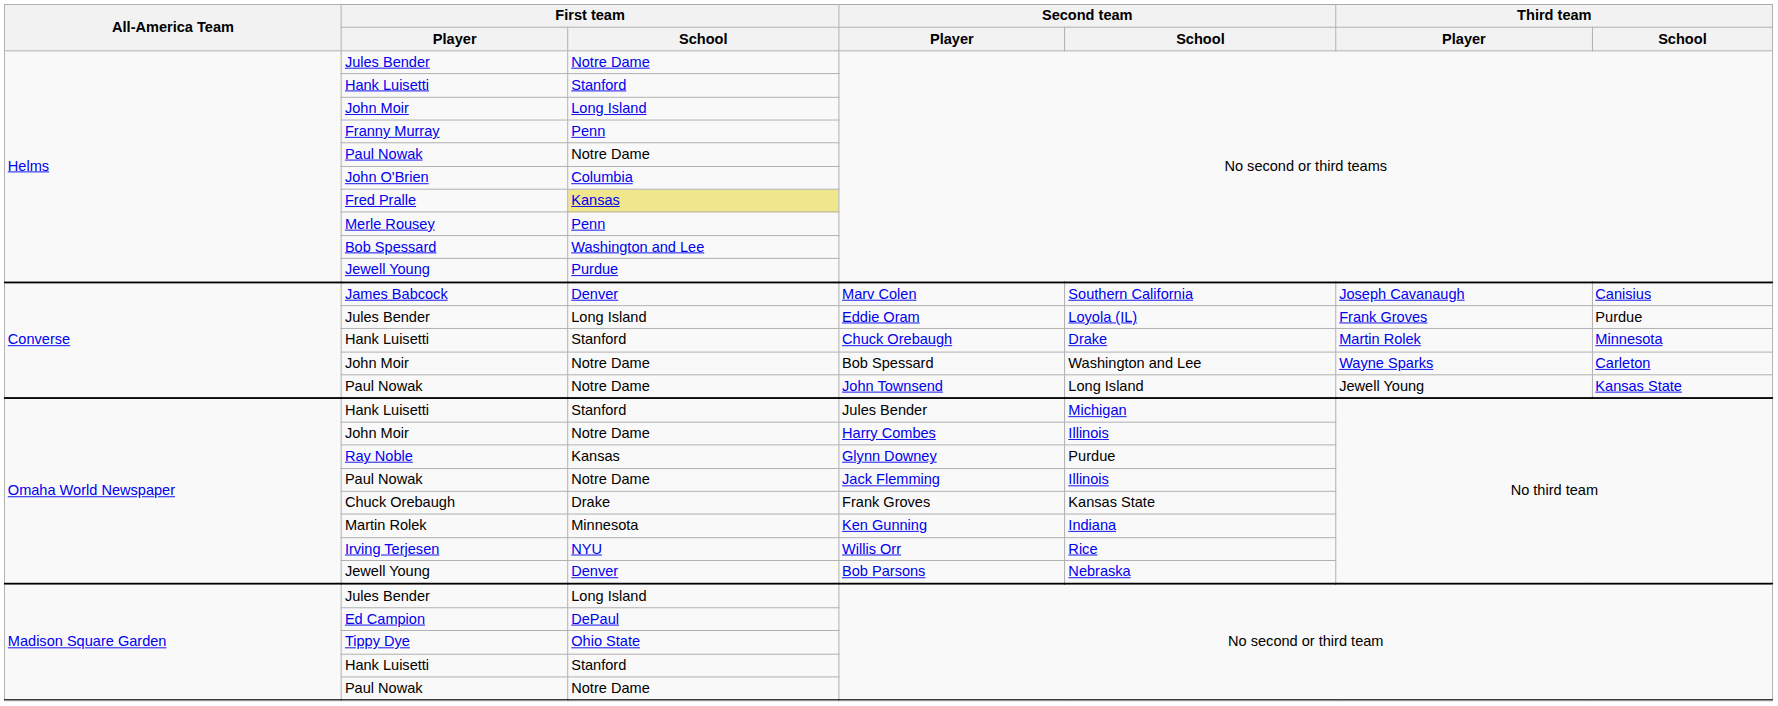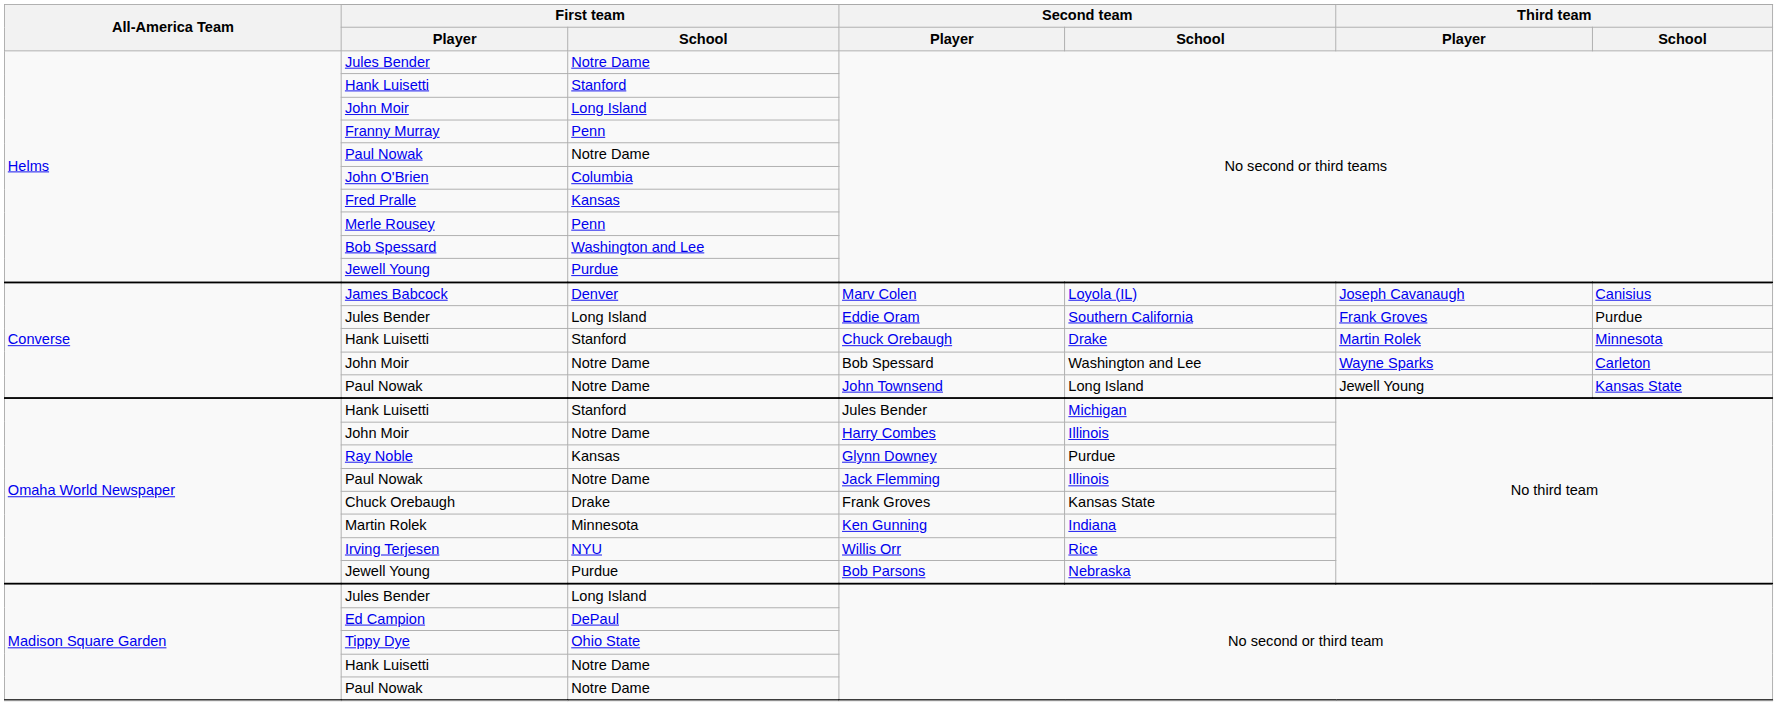(596, 200) khaki background -> (596, 200) no background
(1131, 294) Southern California -> (1103, 294) Loyola (IL)
(1103, 317) Loyola (IL) -> (1131, 317) Southern California
(595, 572) Denver -> (595, 572) Purdue
(599, 665) Stanford -> (610, 665) Notre Dame
